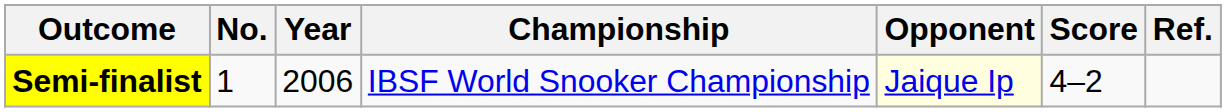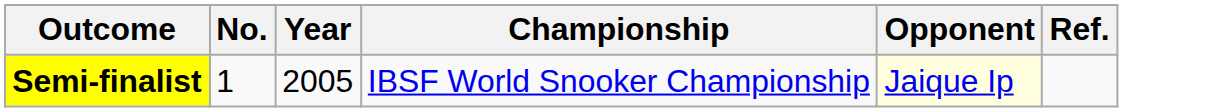- column: (1094, 29)
(318, 80) 2006 -> (318, 80) 2005
